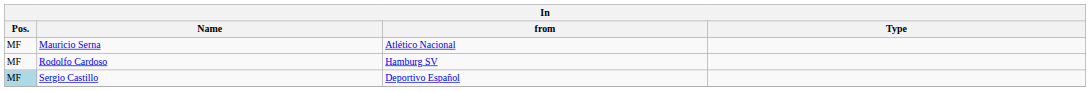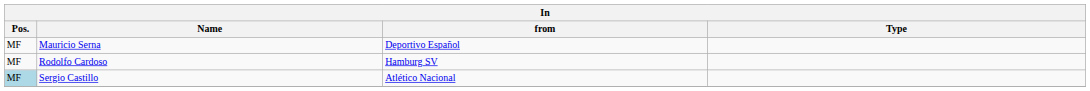(420, 45) Atlético Nacional -> (422, 45) Deportivo Español
(422, 78) Deportivo Español -> (420, 78) Atlético Nacional
